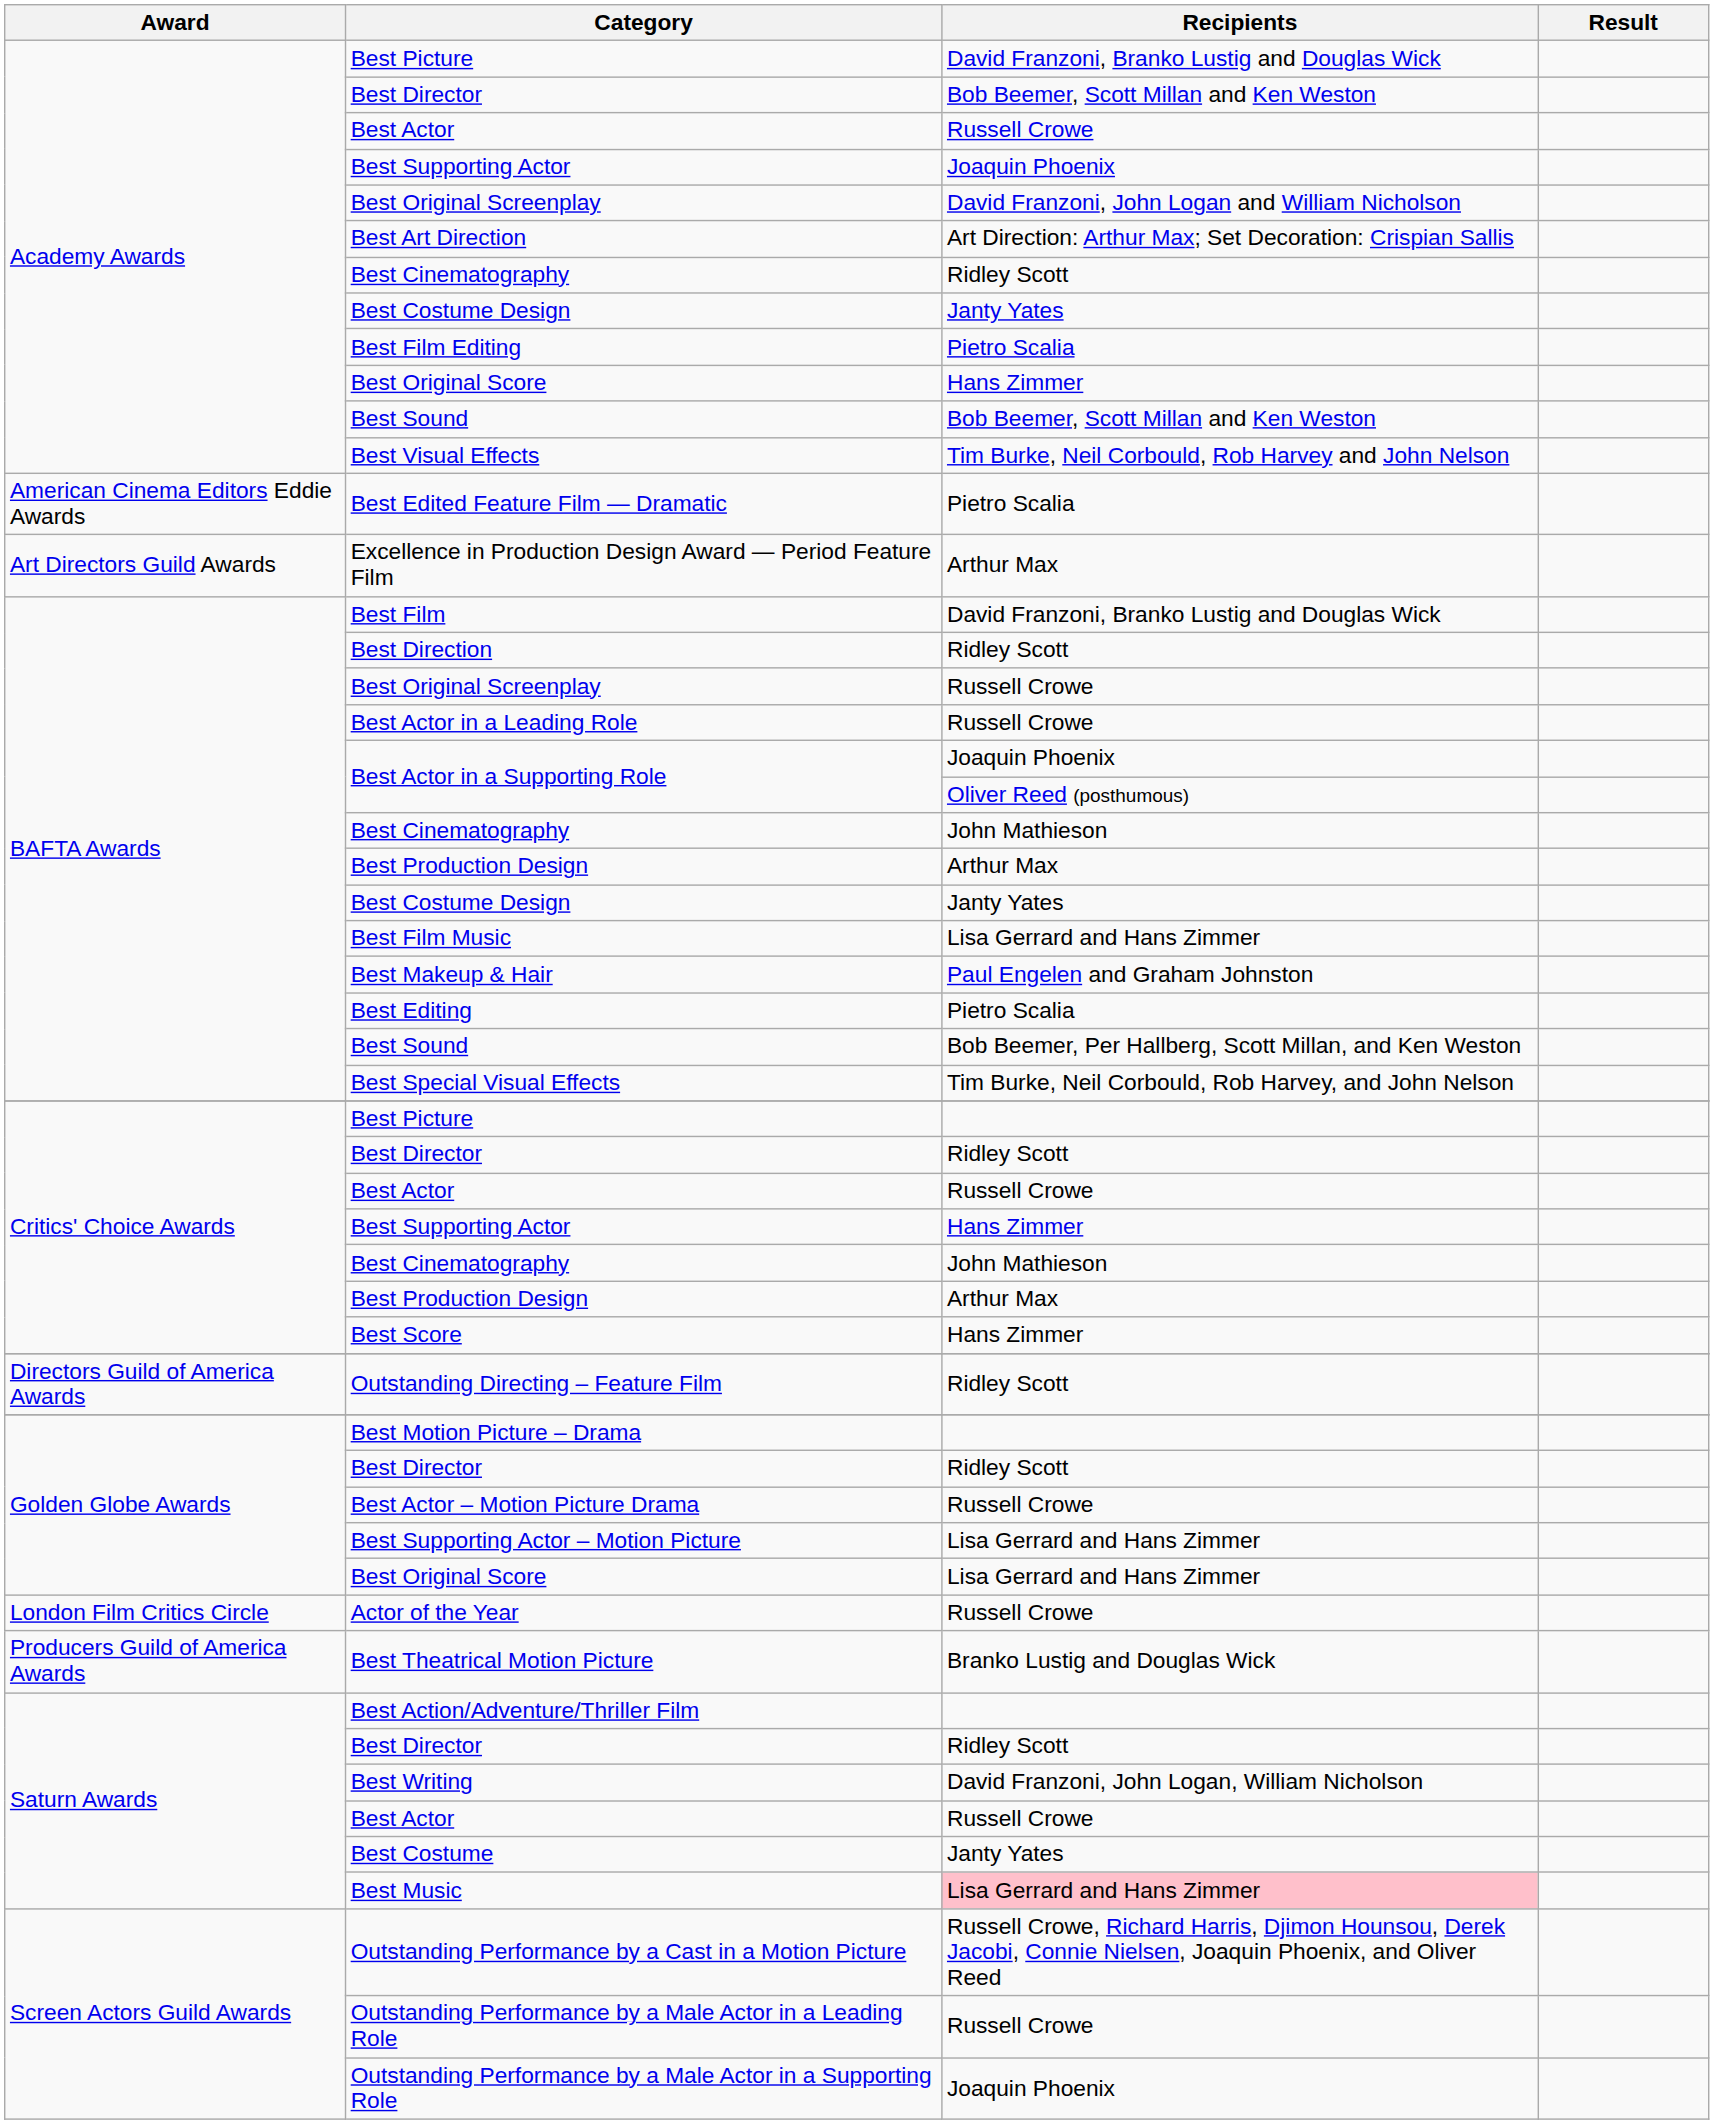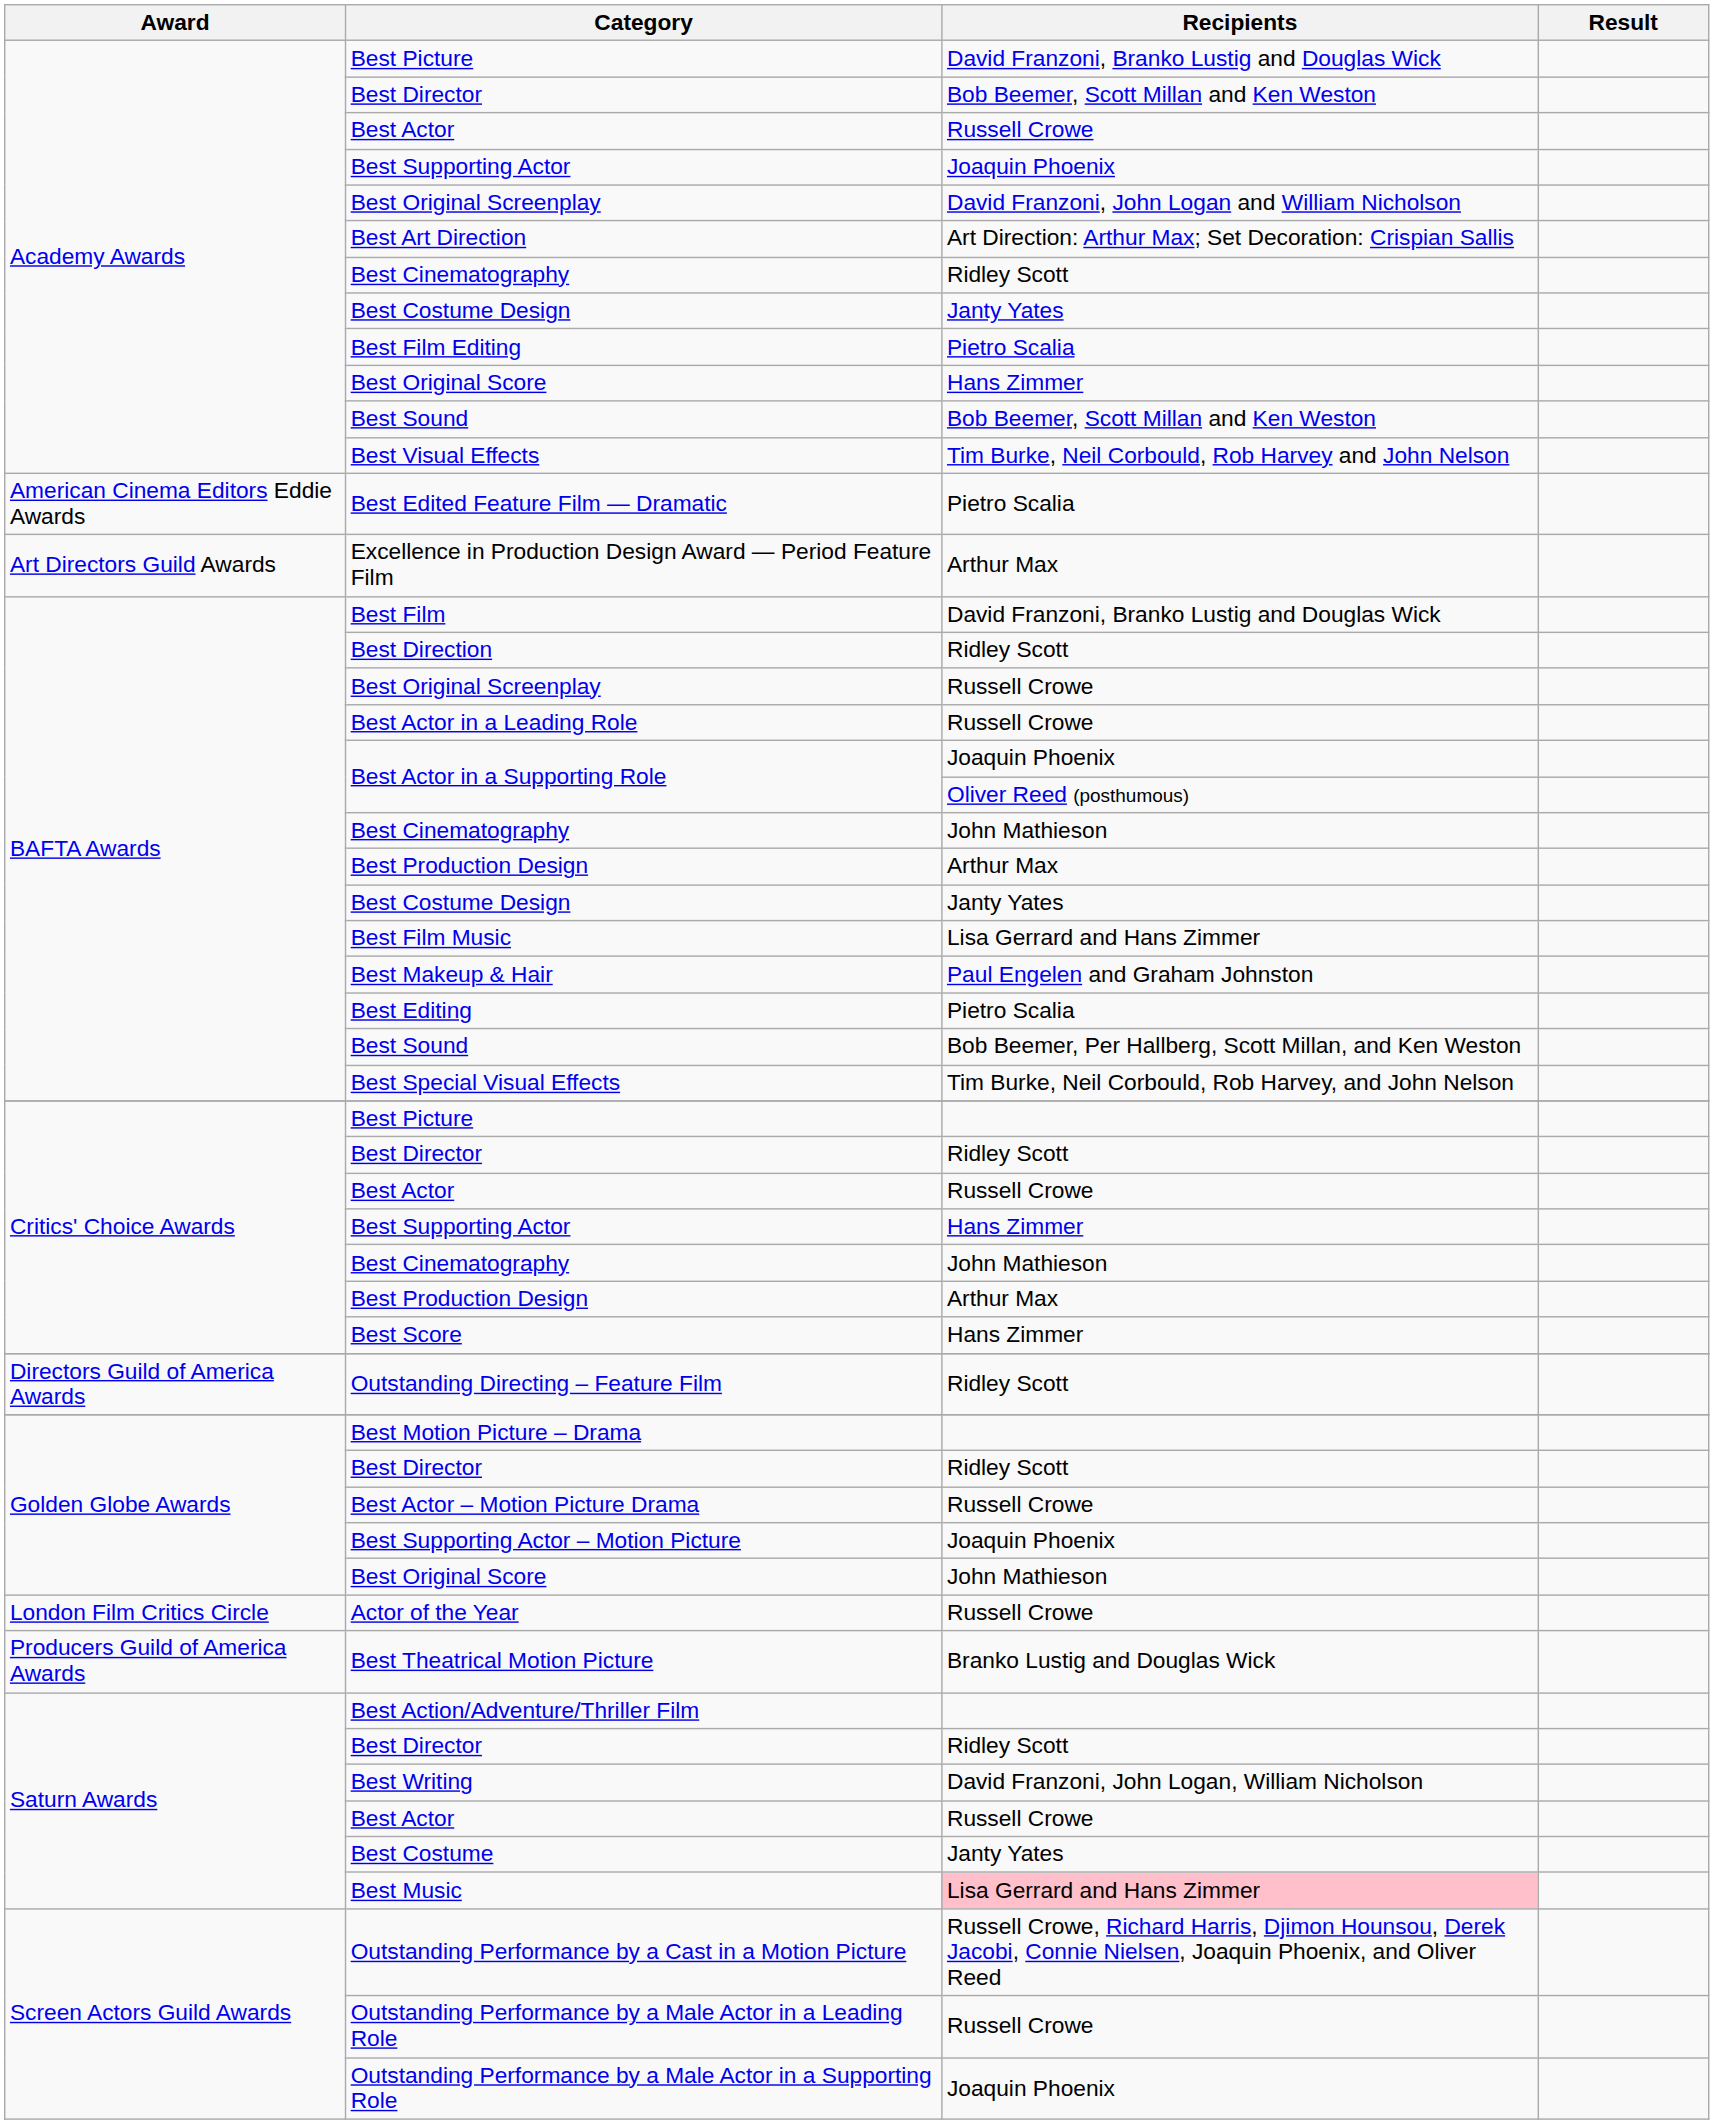(1104, 1540) Lisa Gerrard and Hans Zimmer -> (1031, 1540) Joaquin Phoenix
(1104, 1576) Lisa Gerrard and Hans Zimmer -> (1027, 1576) John Mathieson
